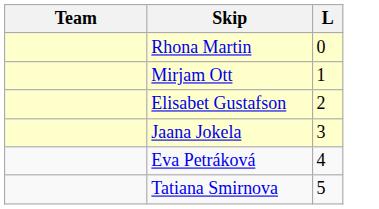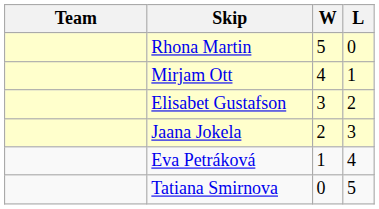+ column: (328, 18)
